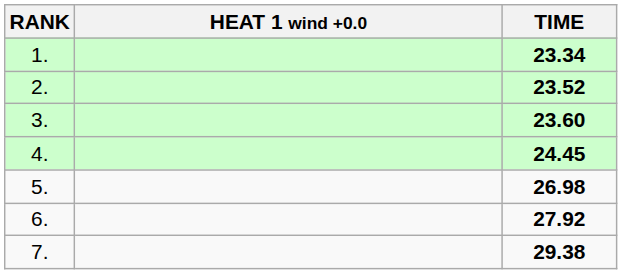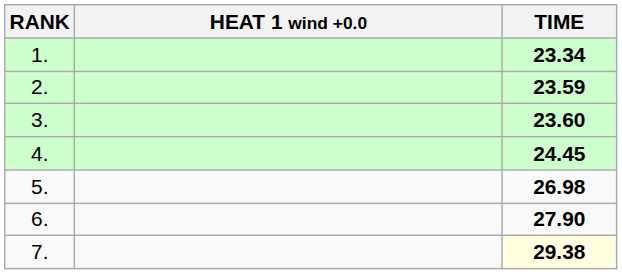(559, 88) 23.52 -> (559, 88) 23.59
(559, 220) 27.92 -> (559, 220) 27.90
(559, 253) no background -> (559, 253) lightyellow background
